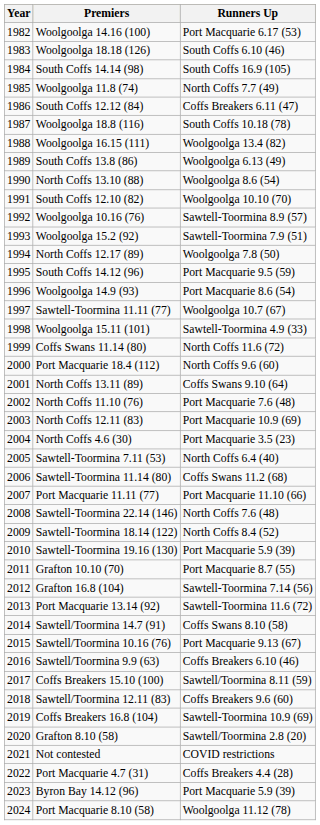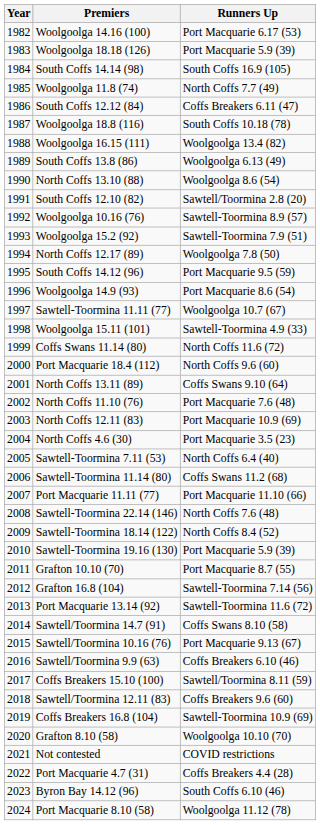(234, 50) South Coffs 6.10 (46) -> (239, 50) Port Macquarie 5.9 (39)
(237, 198) Woolgoolga 10.10 (70) -> (244, 198) Sawtell/Toormina 2.8 (20)
(244, 736) Sawtell/Toormina 2.8 (20) -> (237, 736) Woolgoolga 10.10 (70)
(239, 791) Port Macquarie 5.9 (39) -> (234, 791) South Coffs 6.10 (46)
